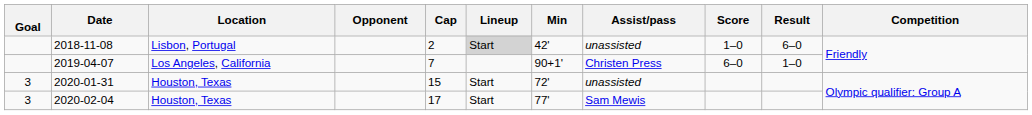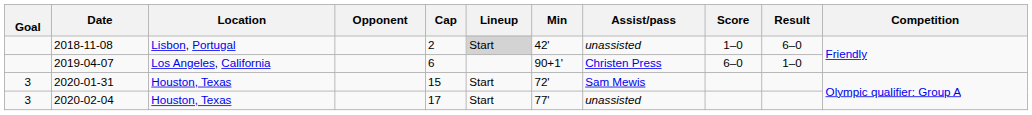(431, 64) 7 -> (431, 64) 6
(613, 82) unassisted -> (615, 82) Sam Mewis
(615, 101) Sam Mewis -> (613, 101) unassisted
